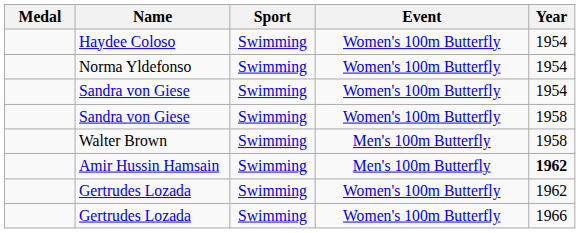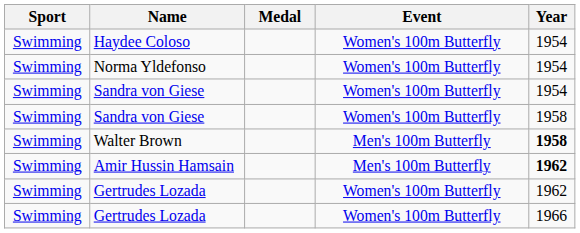columns swapped: (40, 16) <-> (272, 16)
(552, 141) normal -> (552, 141) bold
